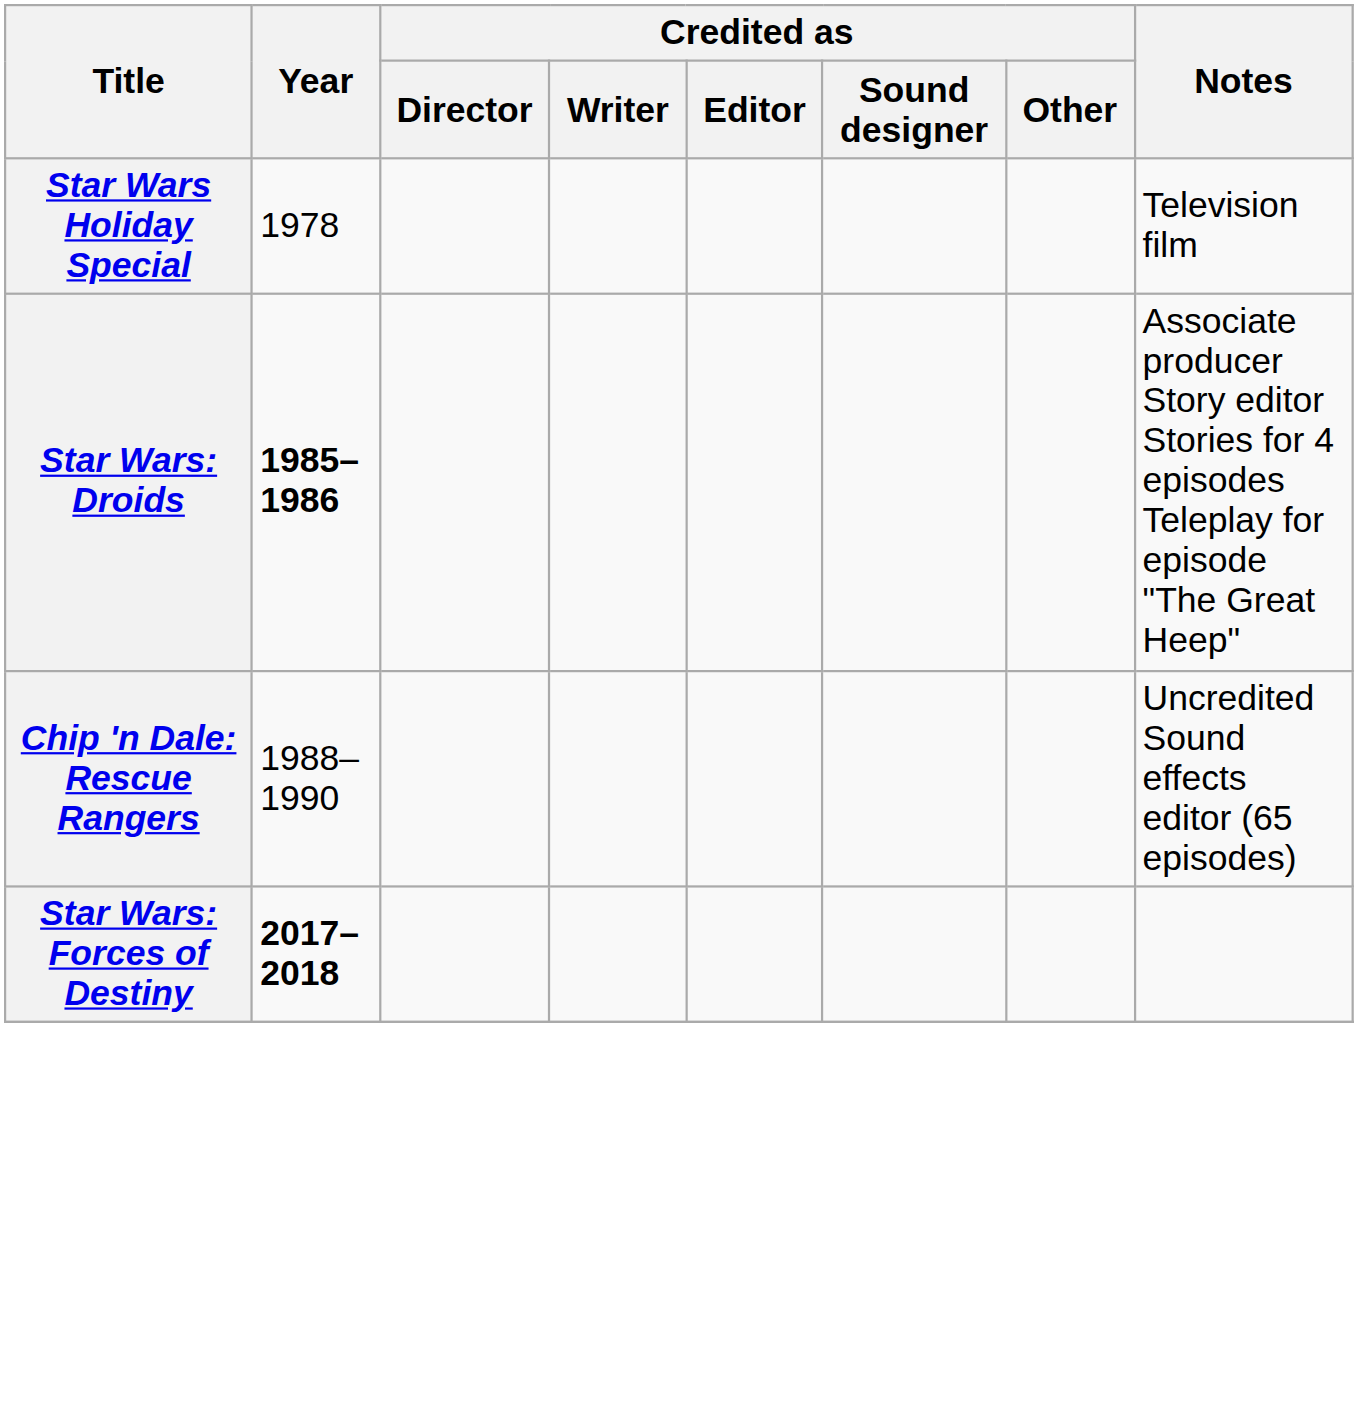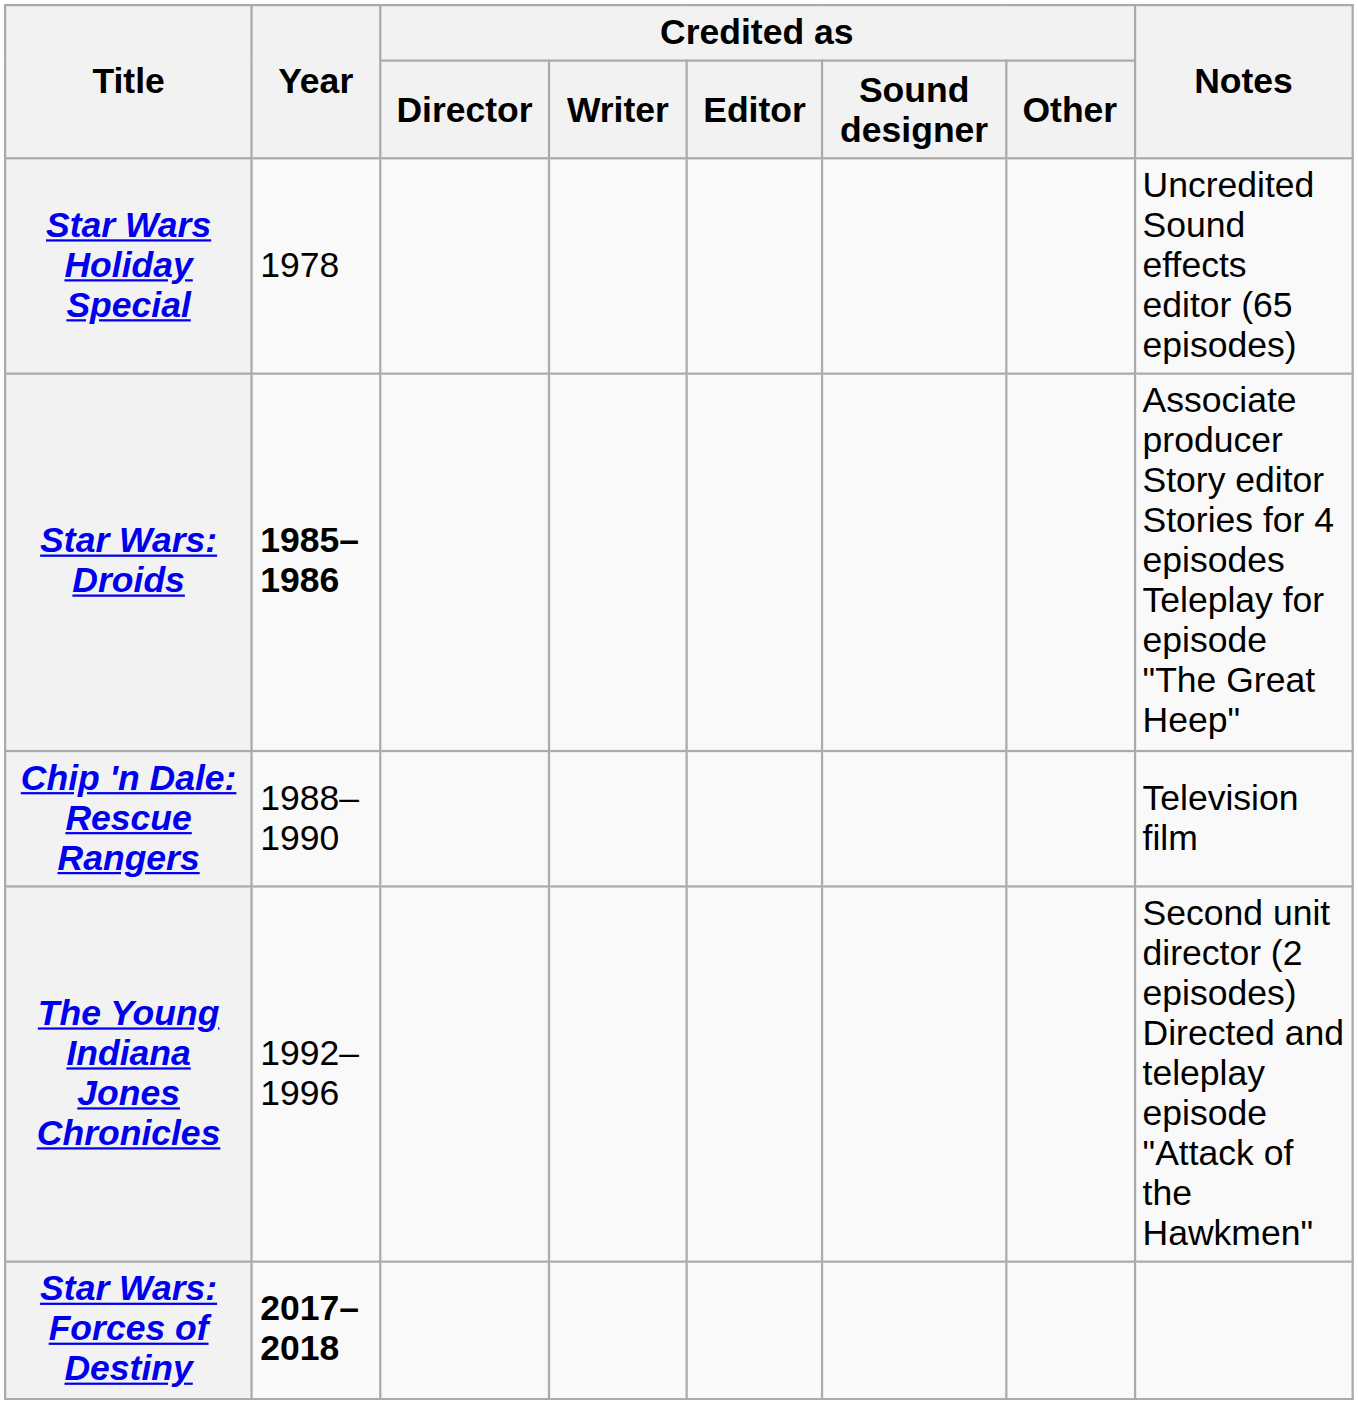(1221, 225) Television film -> (1228, 265) Uncredited Sound effects editor (65 episodes)
(1228, 777) Uncredited Sound effects editor (65 episodes) -> (1221, 817) Television film
+ row: (129, 1073)
